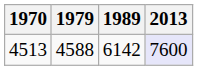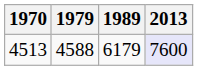(122, 49) 6142 -> (122, 49) 6179
